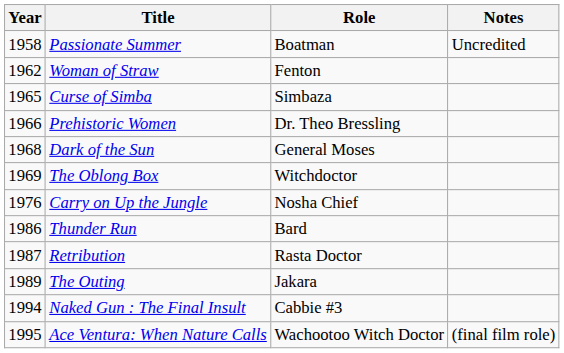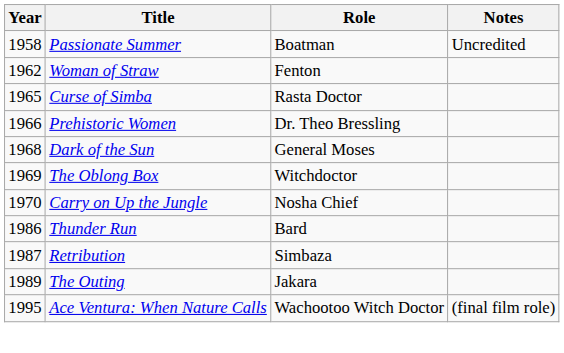(303, 96) Simbaza -> (318, 96) Rasta Doctor
(25, 202) 1976 -> (25, 202) 1970
(318, 255) Rasta Doctor -> (303, 255) Simbaza
- row: (148, 307)
